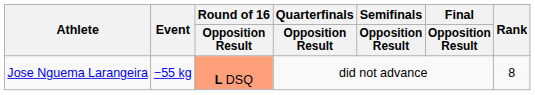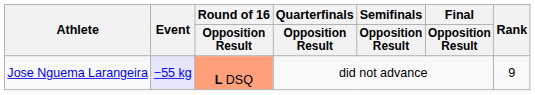(173, 73) no background -> (173, 73) lavender background
(512, 73) 8 -> (512, 73) 9
